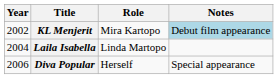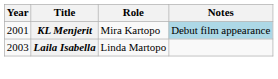(18, 30) 2002 -> (18, 30) 2001
(18, 47) 2004 -> (18, 47) 2003
- row: (65, 64)
